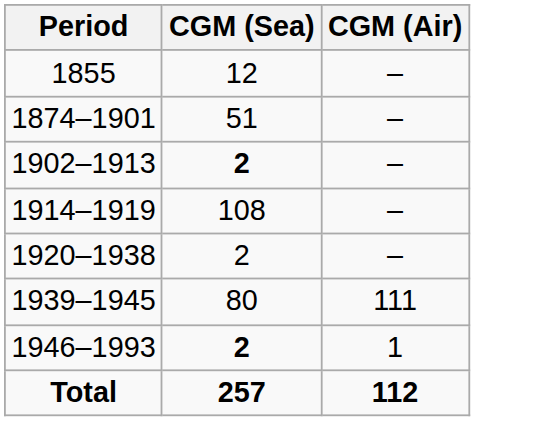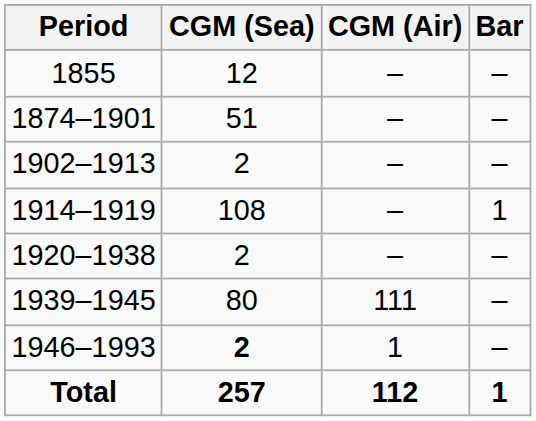+ column: (500, 27)
(242, 164) bold -> (242, 164) normal
